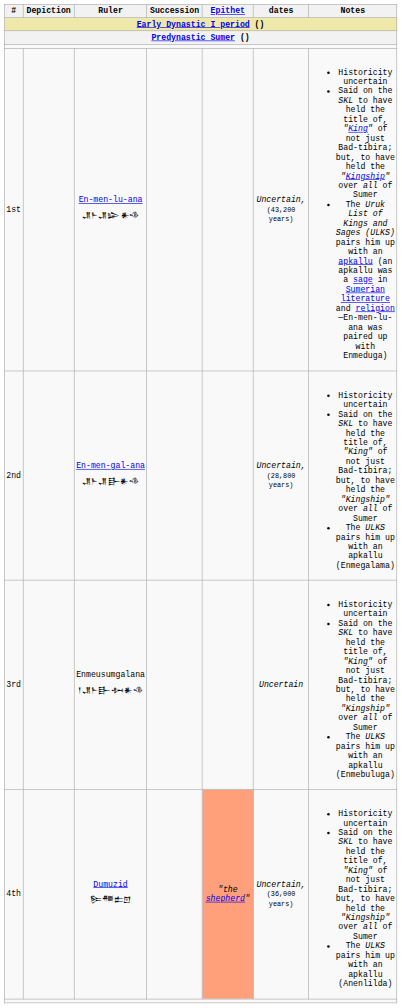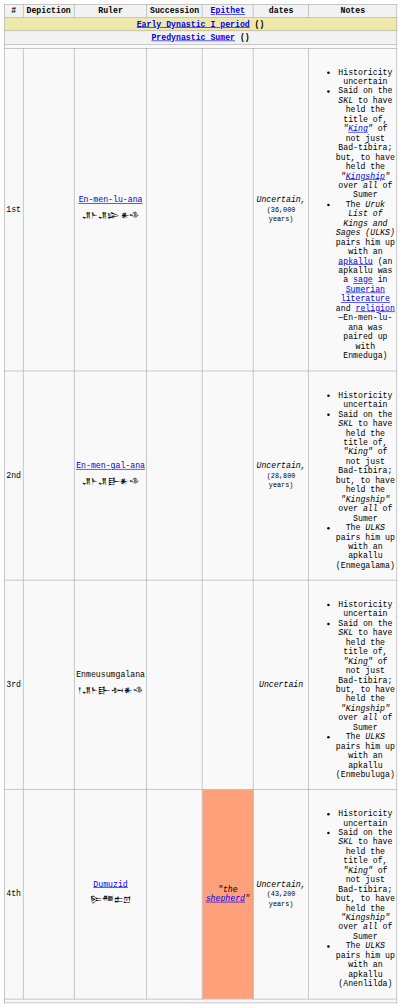(281, 209) Uncertain, (43,200 years) -> (281, 209) Uncertain, (36,000 years)
(281, 894) Uncertain, (36,000 years) -> (281, 894) Uncertain, (43,200 years)
